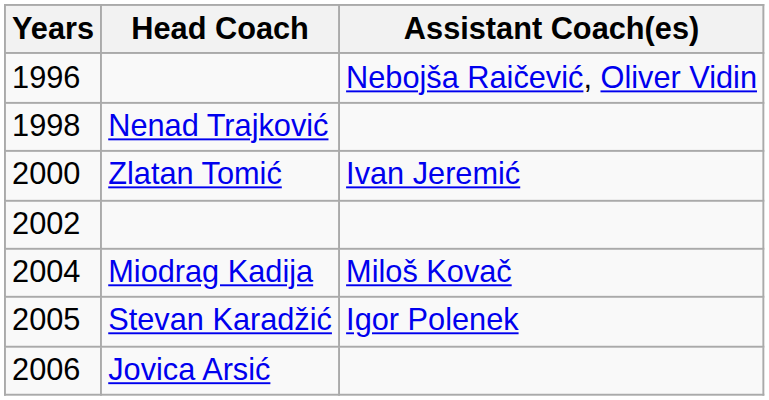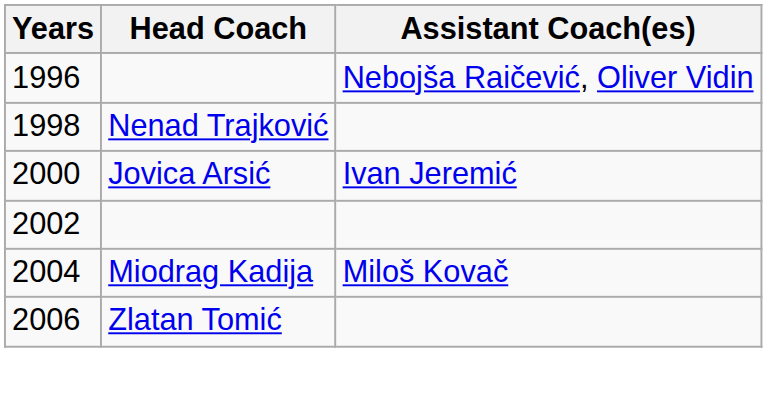(195, 175) Zlatan Tomić -> (189, 175) Jovica Arsić
- row: (46, 321)
(189, 369) Jovica Arsić -> (195, 321) Zlatan Tomić
